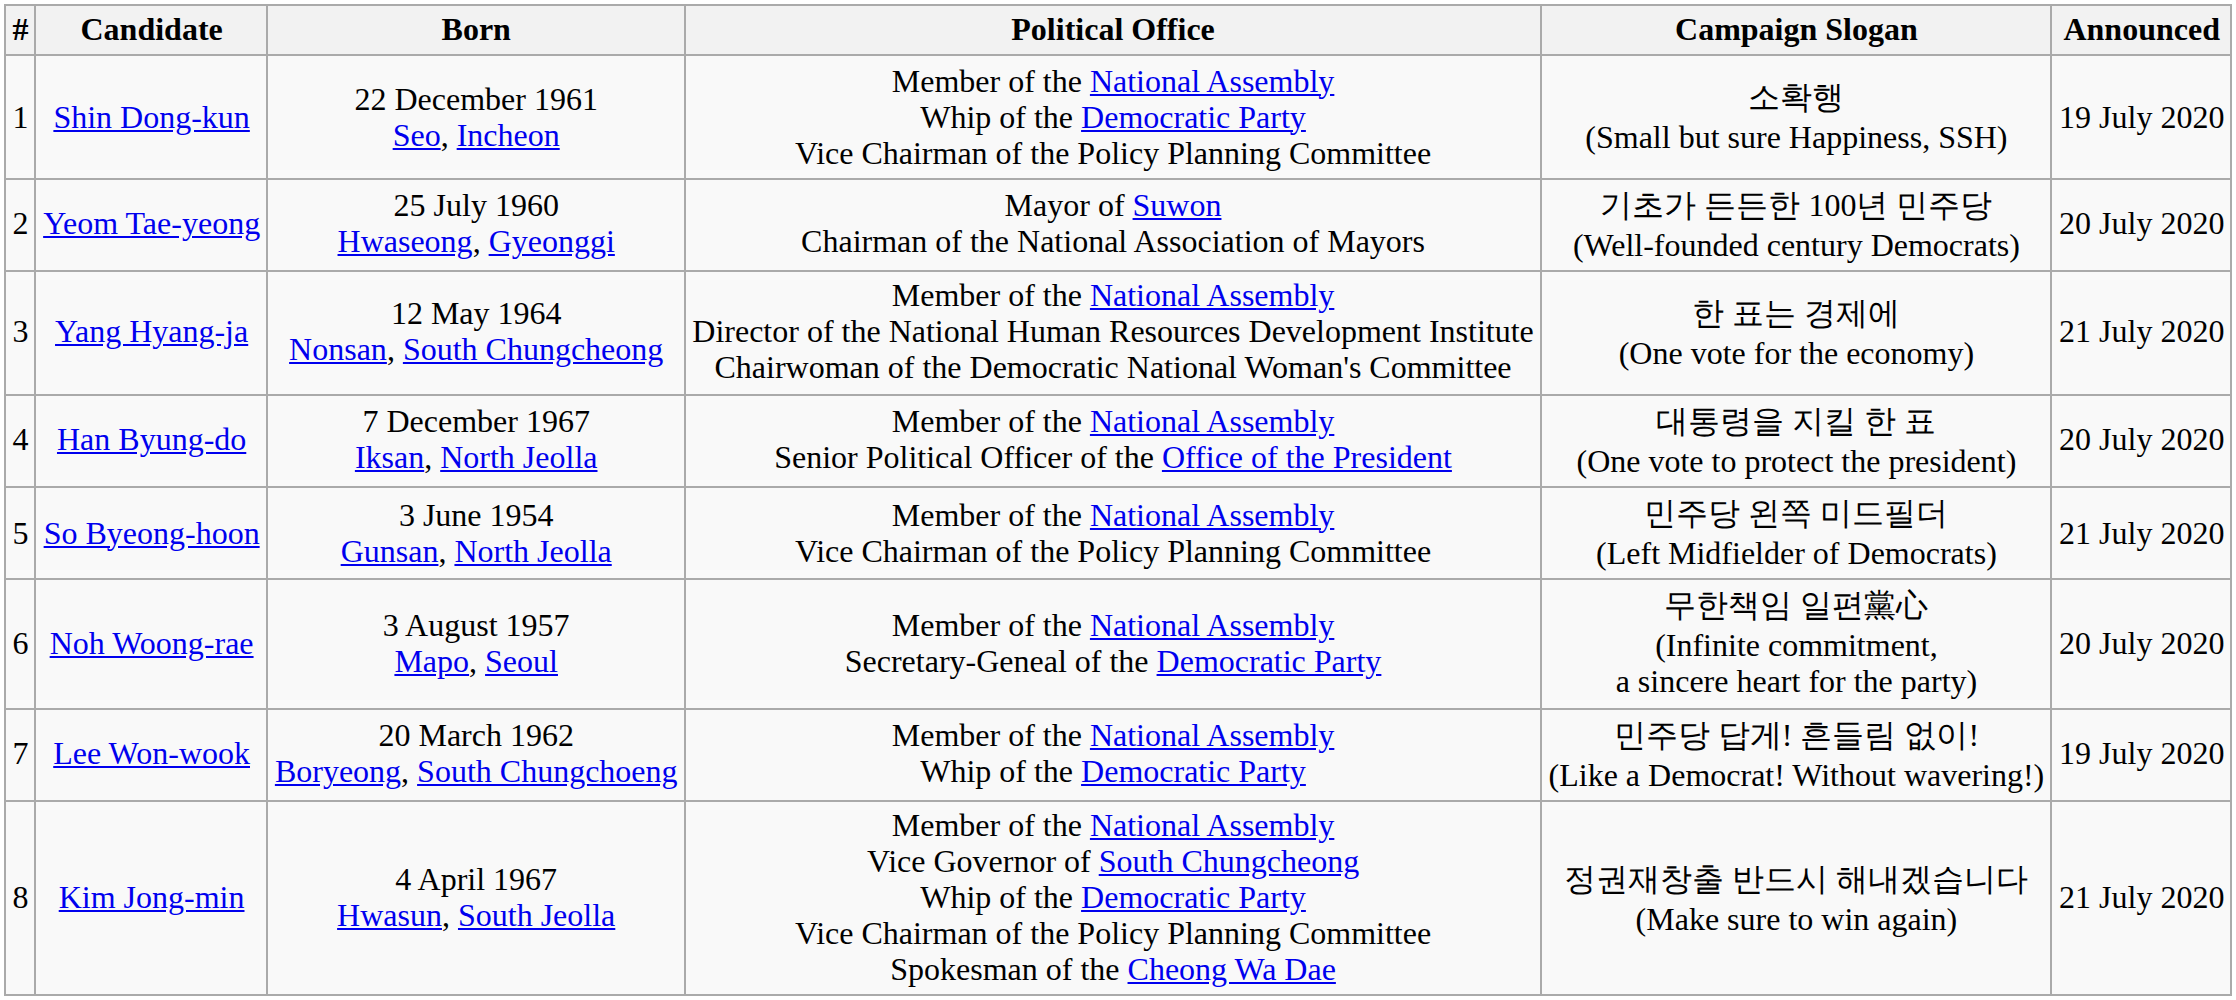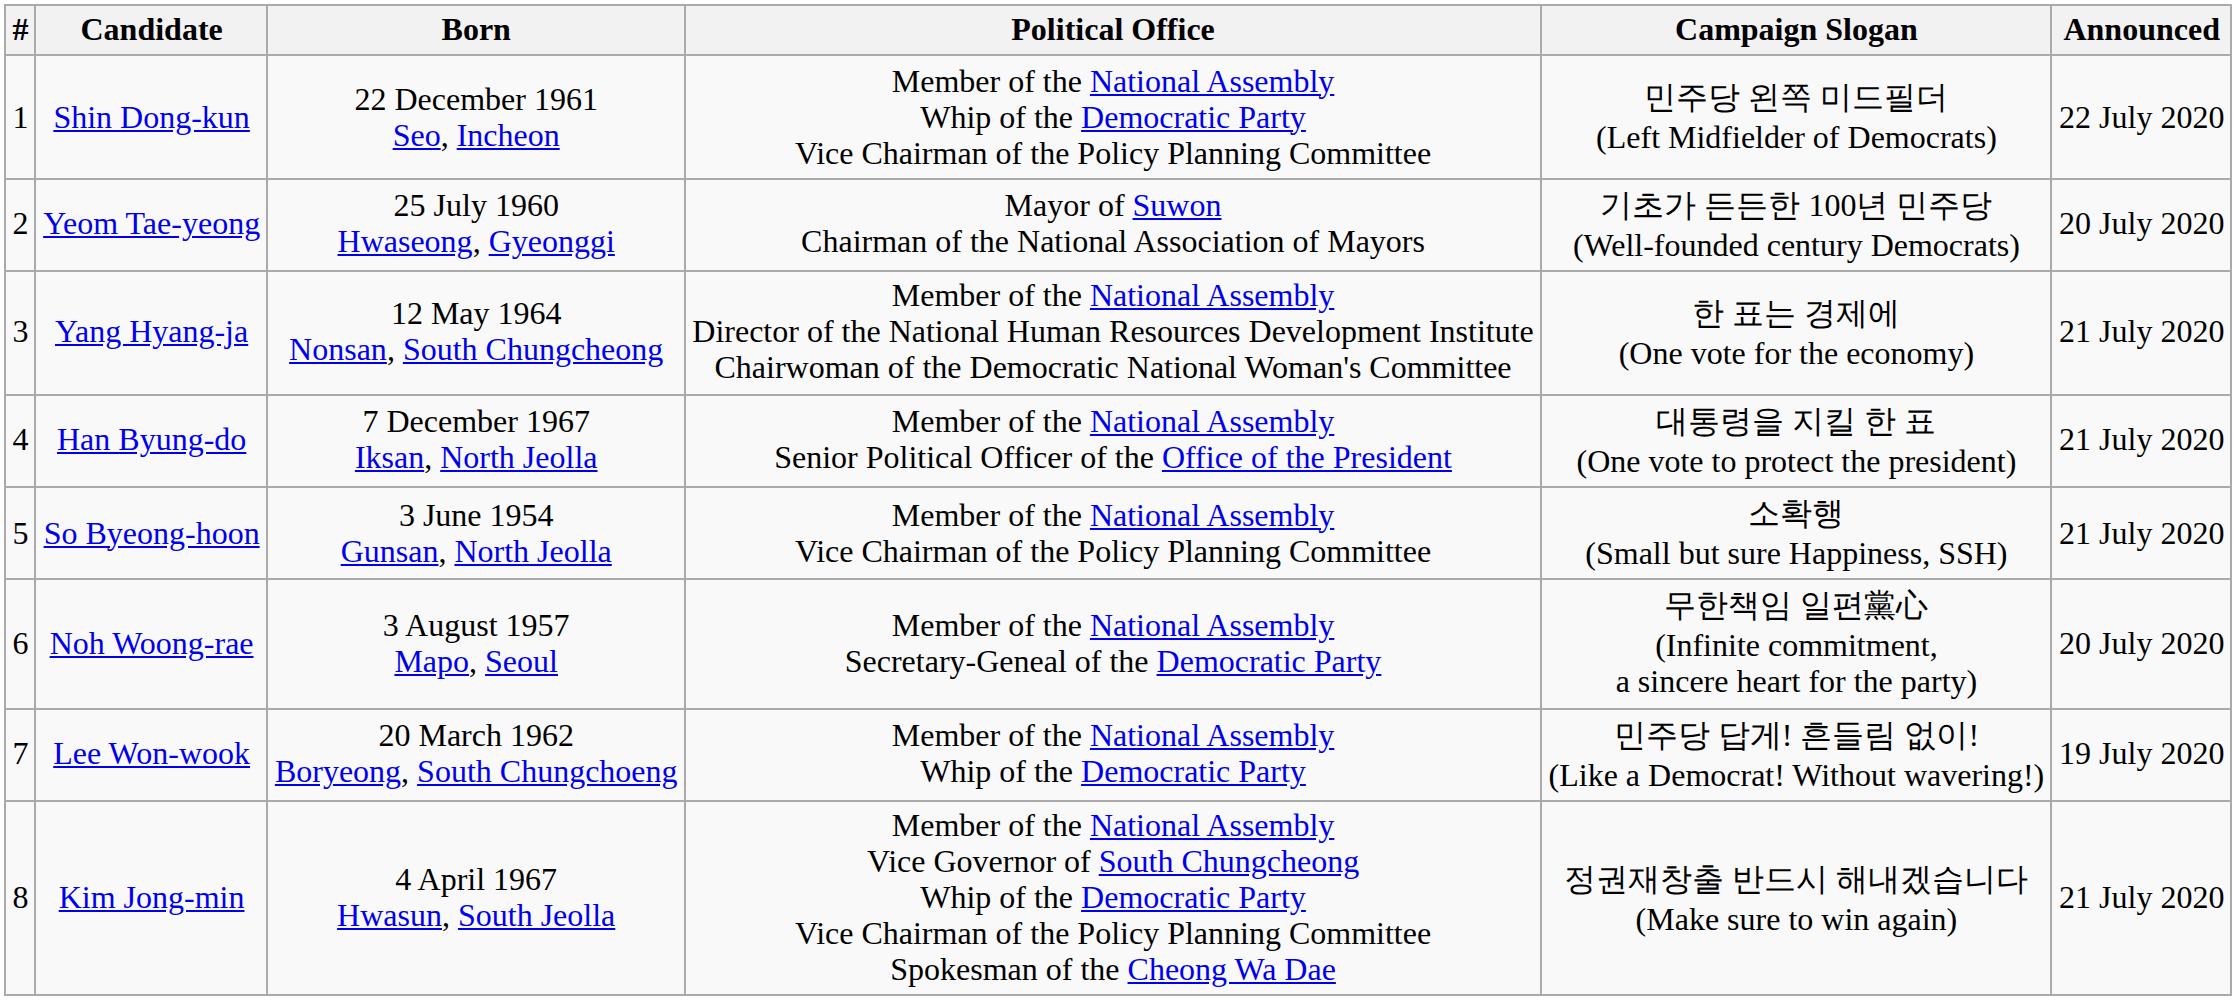(1796, 117) 소확행 (Small but sure Happiness, SSH) -> (1796, 117) 민주당 왼쪽 미드필더 (Left Midfielder of Democrats)
(2142, 116) 19 July 2020 -> (2142, 116) 22 July 2020
(2142, 439) 20 July 2020 -> (2142, 439) 21 July 2020
(1796, 533) 민주당 왼쪽 미드필더 (Left Midfielder of Democrats) -> (1796, 533) 소확행 (Small but sure Happiness, SSH)
